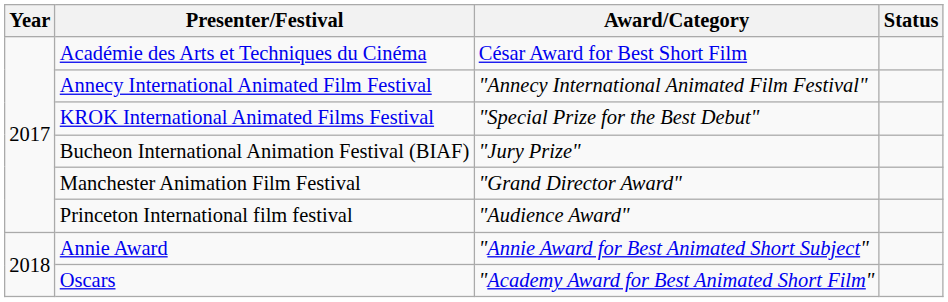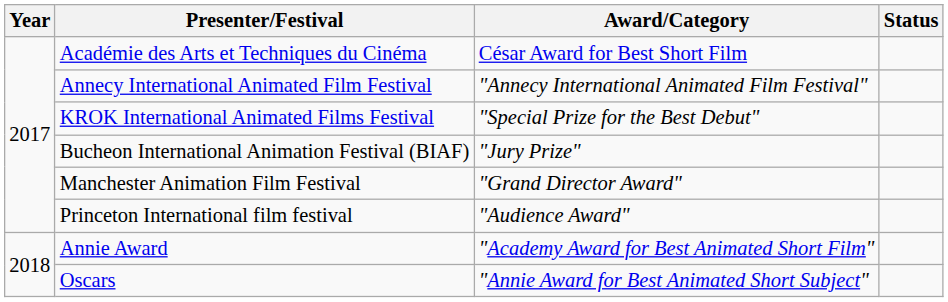(674, 248) "Annie Award for Best Animated Short Subject" -> (677, 248) "Academy Award for Best Animated Short Film"
(677, 280) "Academy Award for Best Animated Short Film" -> (674, 280) "Annie Award for Best Animated Short Subject"
